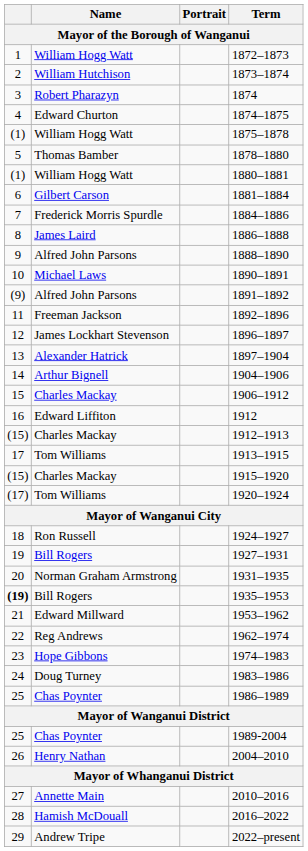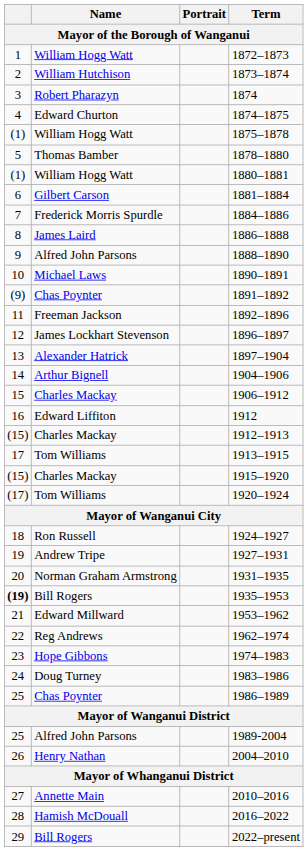(85, 295) Alfred John Parsons -> (68, 295) Chas Poynter
(63, 555) Bill Rogers -> (69, 555) Andrew Tripe
(68, 736) Chas Poynter -> (85, 736) Alfred John Parsons
(69, 836) Andrew Tripe -> (63, 836) Bill Rogers
